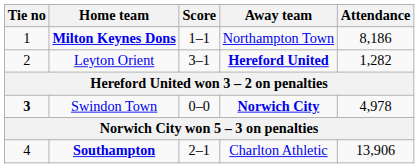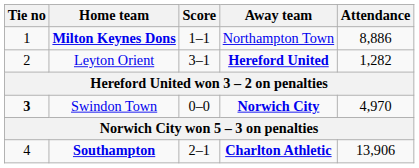(376, 38) 8,186 -> (376, 38) 8,886
(376, 106) 4,978 -> (376, 106) 4,970
(278, 151) normal -> (278, 151) bold
